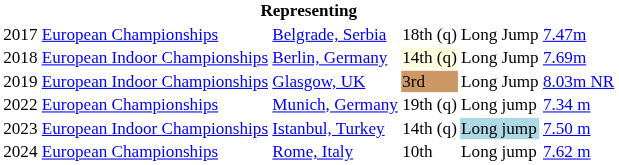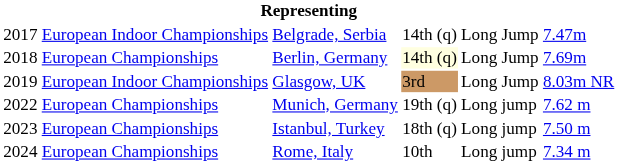(130, 34) European Championships -> (155, 34) European Indoor Championships
(429, 34) 18th (q) -> (429, 34) 14th (q)
(155, 57) European Indoor Championships -> (130, 57) European Championships
(567, 104) 7.34 m -> (567, 104) 7.62 m
(155, 128) European Indoor Championships -> (130, 128) European Championships
(429, 128) 14th (q) -> (429, 128) 18th (q)
(499, 128) lightblue background -> (499, 128) no background
(567, 152) 7.62 m -> (567, 152) 7.34 m
